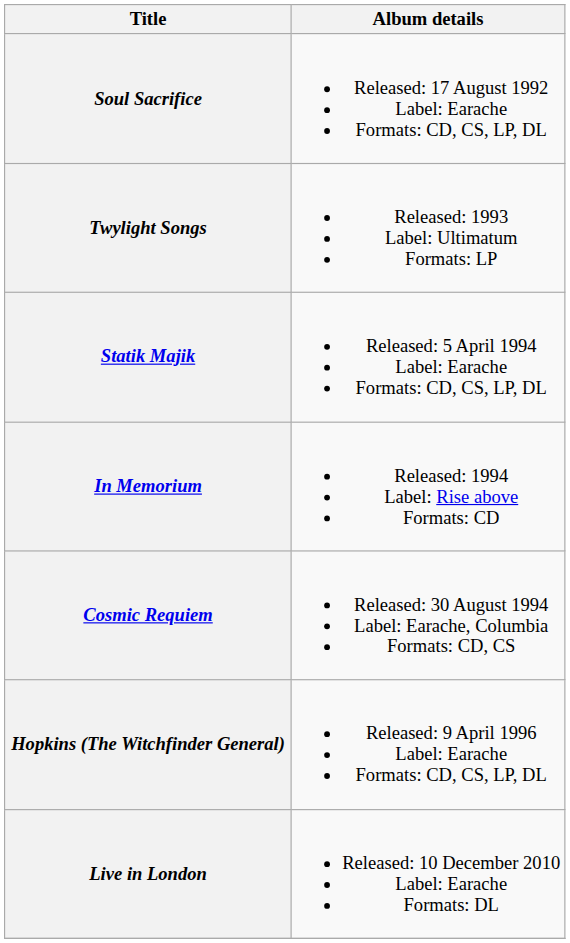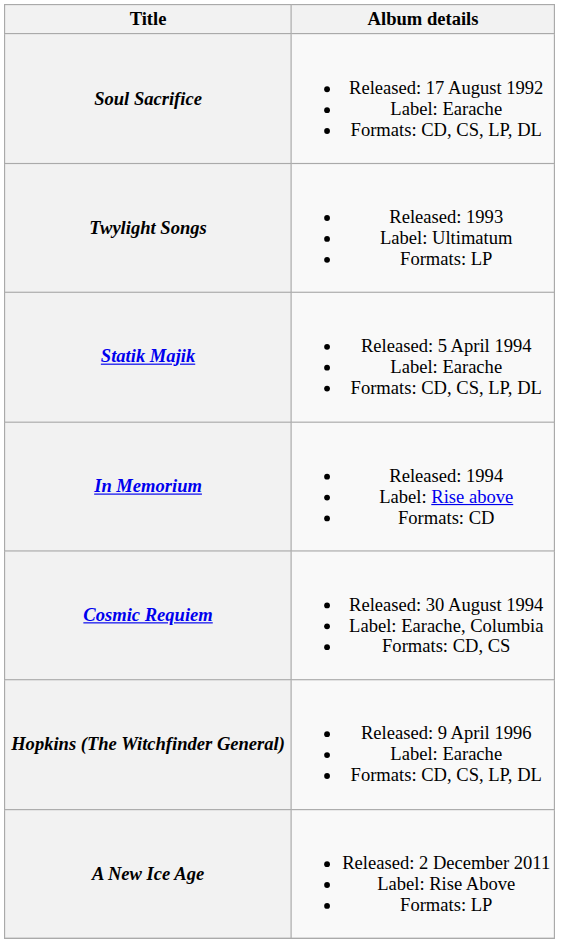- row: (148, 873)
+ row: (148, 873)
